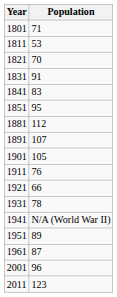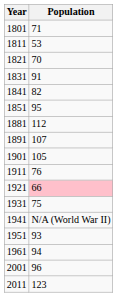(36, 92) 83 -> (36, 92) 82
(36, 188) no background -> (36, 188) pink background
(36, 204) 78 -> (36, 204) 75
(36, 236) 89 -> (36, 236) 93
(36, 252) 87 -> (36, 252) 94
